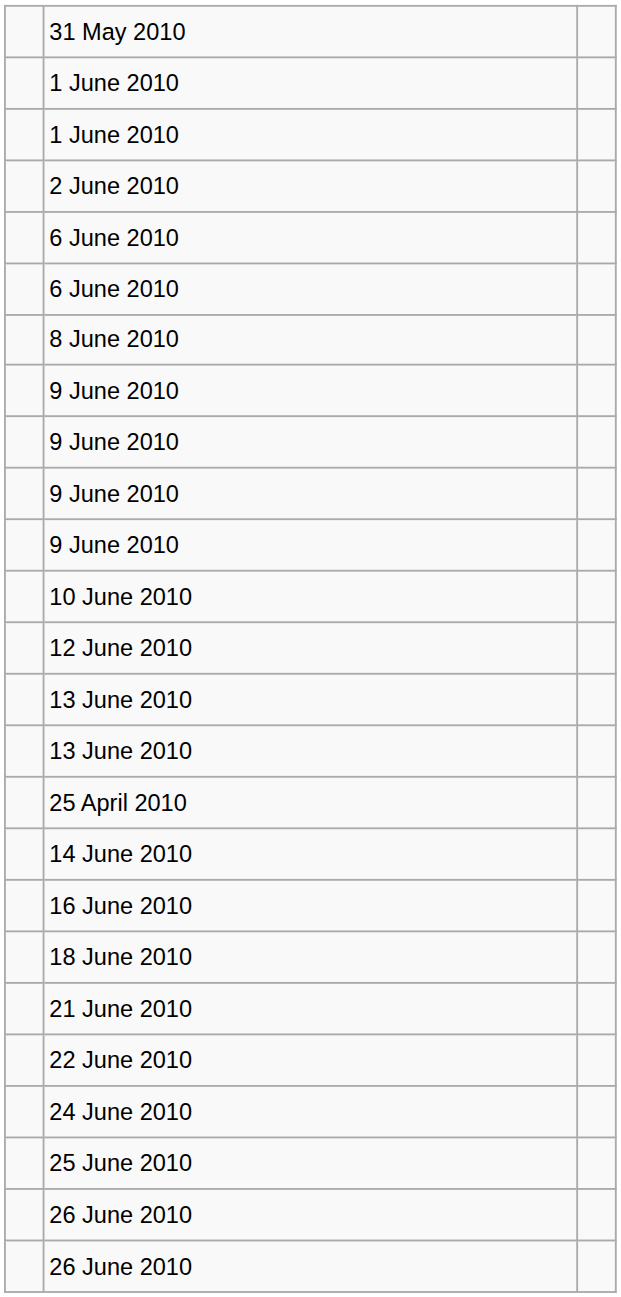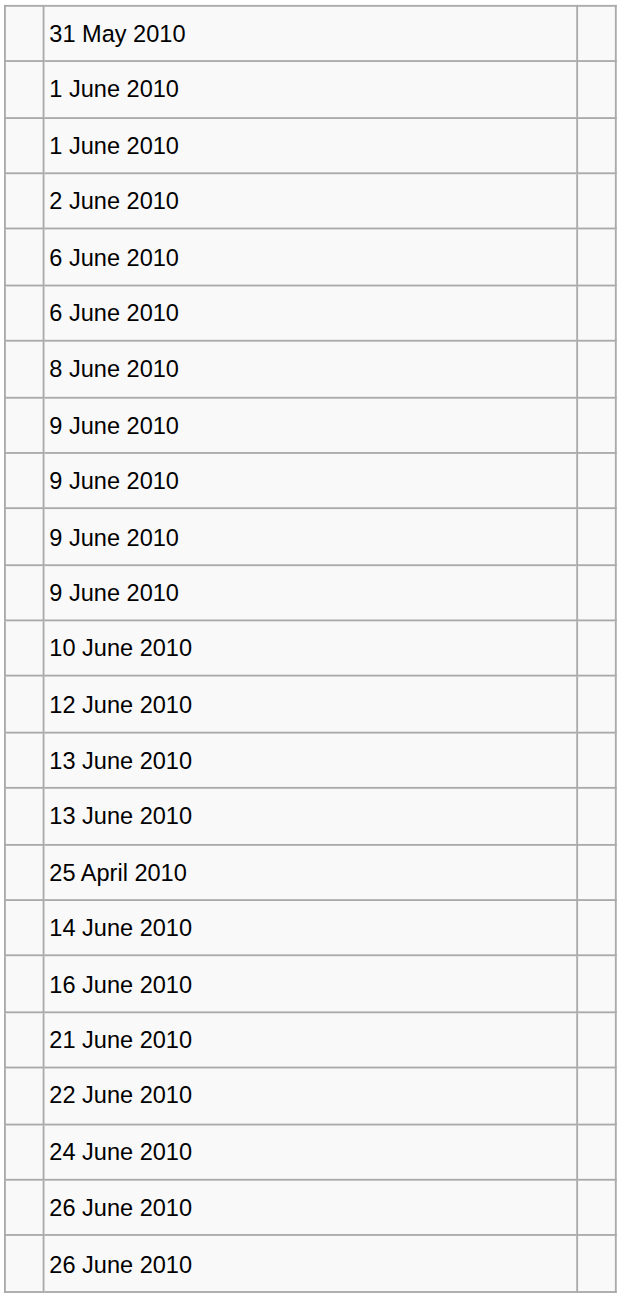- row: (24, 957)
- row: (24, 1163)
